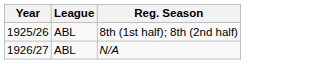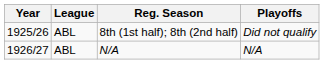+ column: (280, 13)
